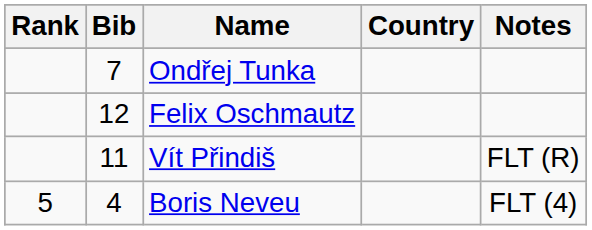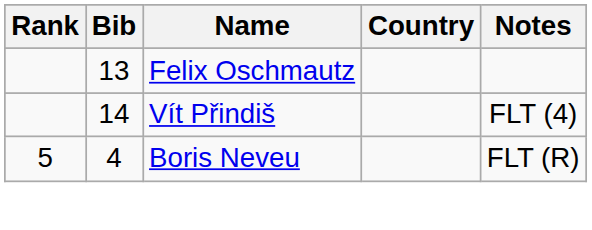- row: (232, 70)
(114, 114) 12 -> (114, 70) 13
(114, 158) 11 -> (114, 114) 14
(533, 158) FLT (R) -> (533, 114) FLT (4)
(533, 202) FLT (4) -> (533, 158) FLT (R)
